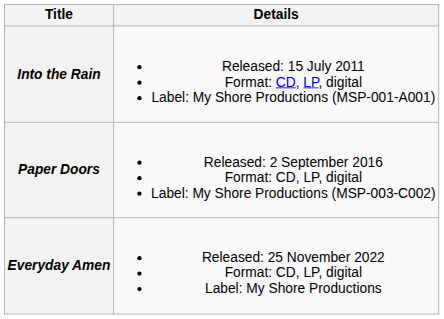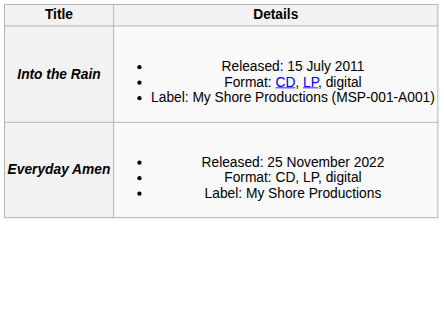- row: (59, 169)
